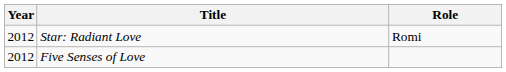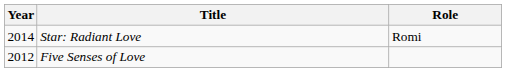(21, 36) 2012 -> (21, 36) 2014
